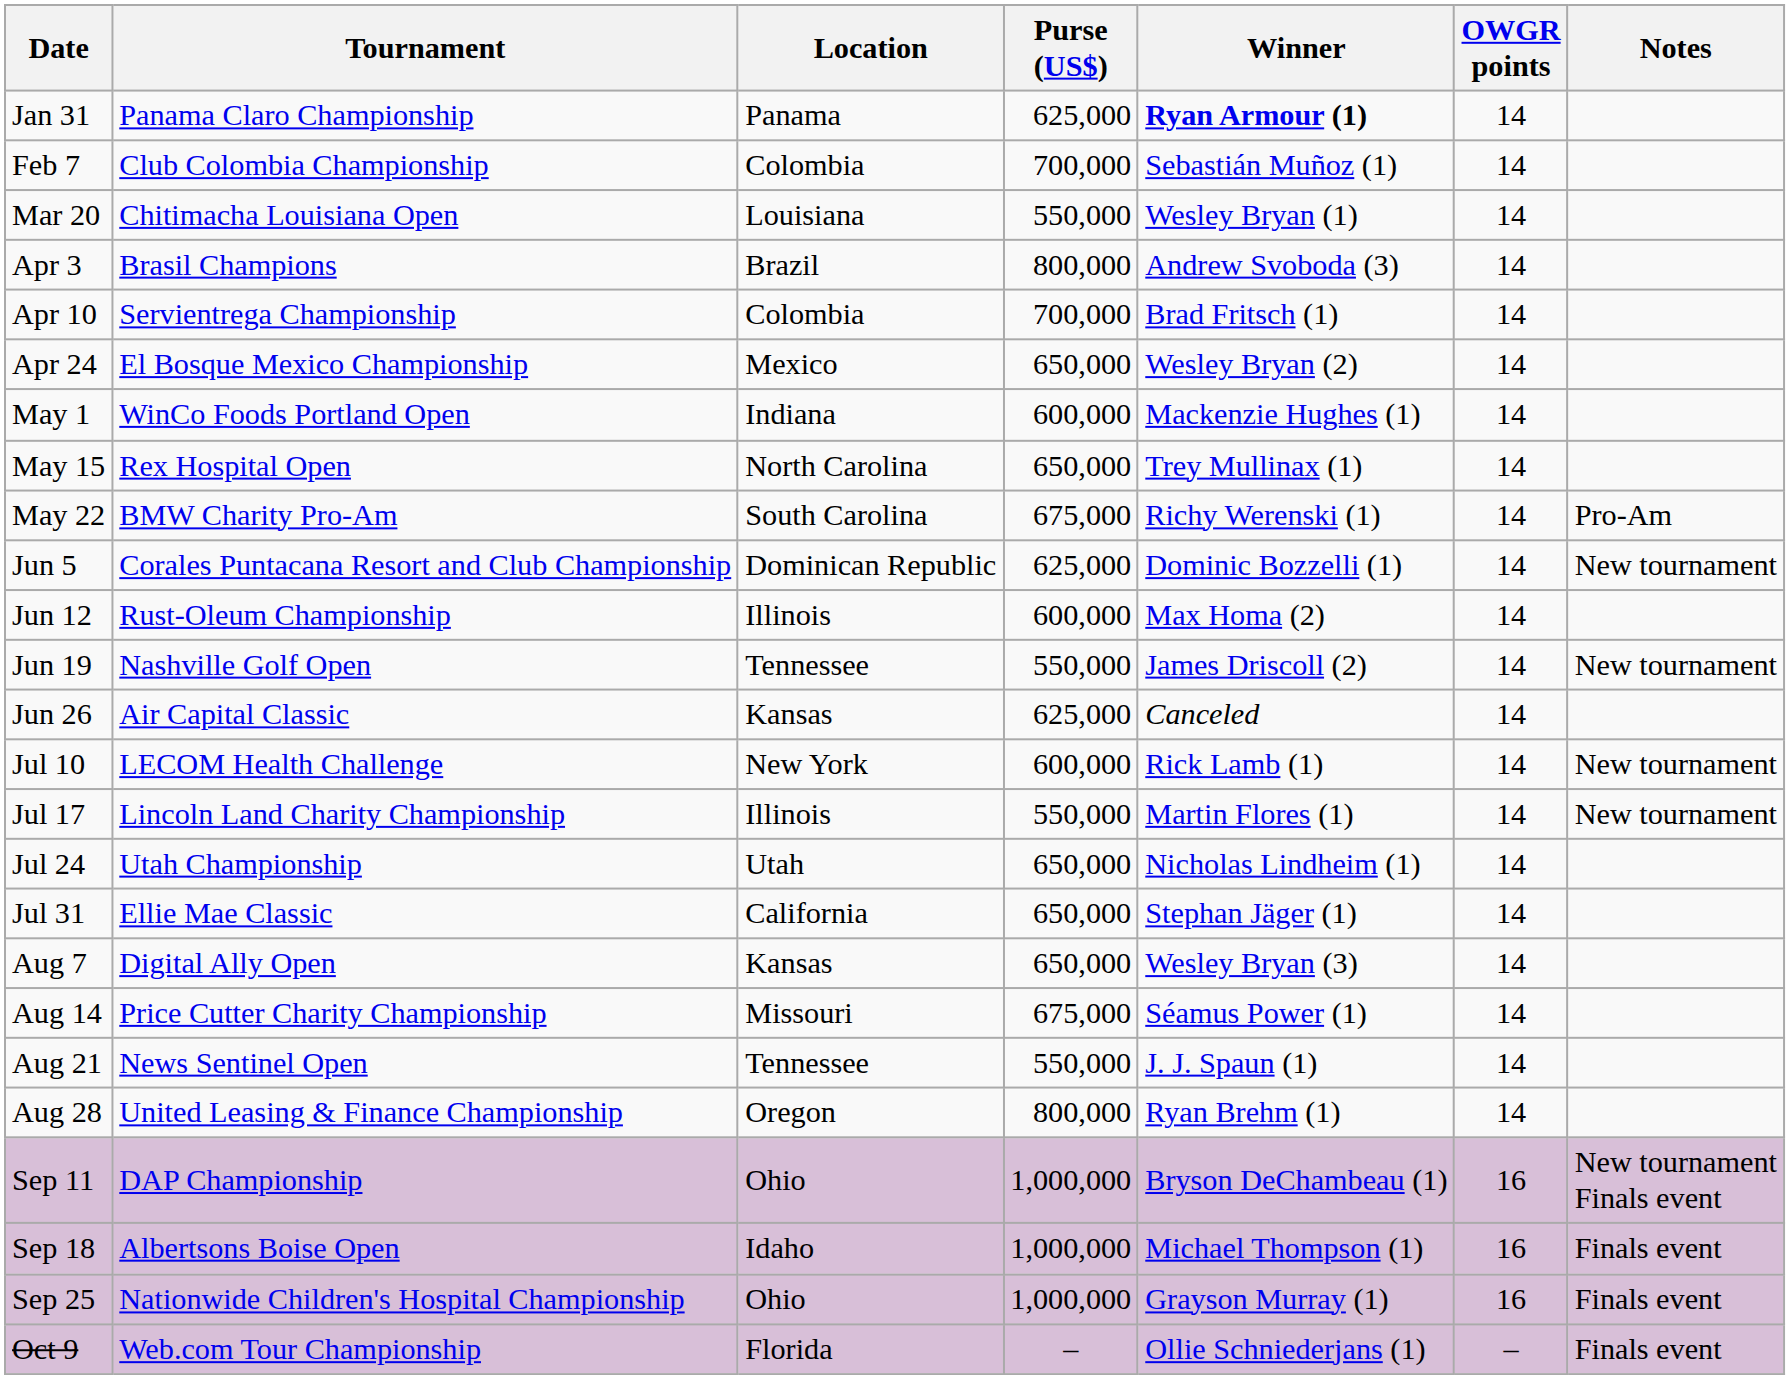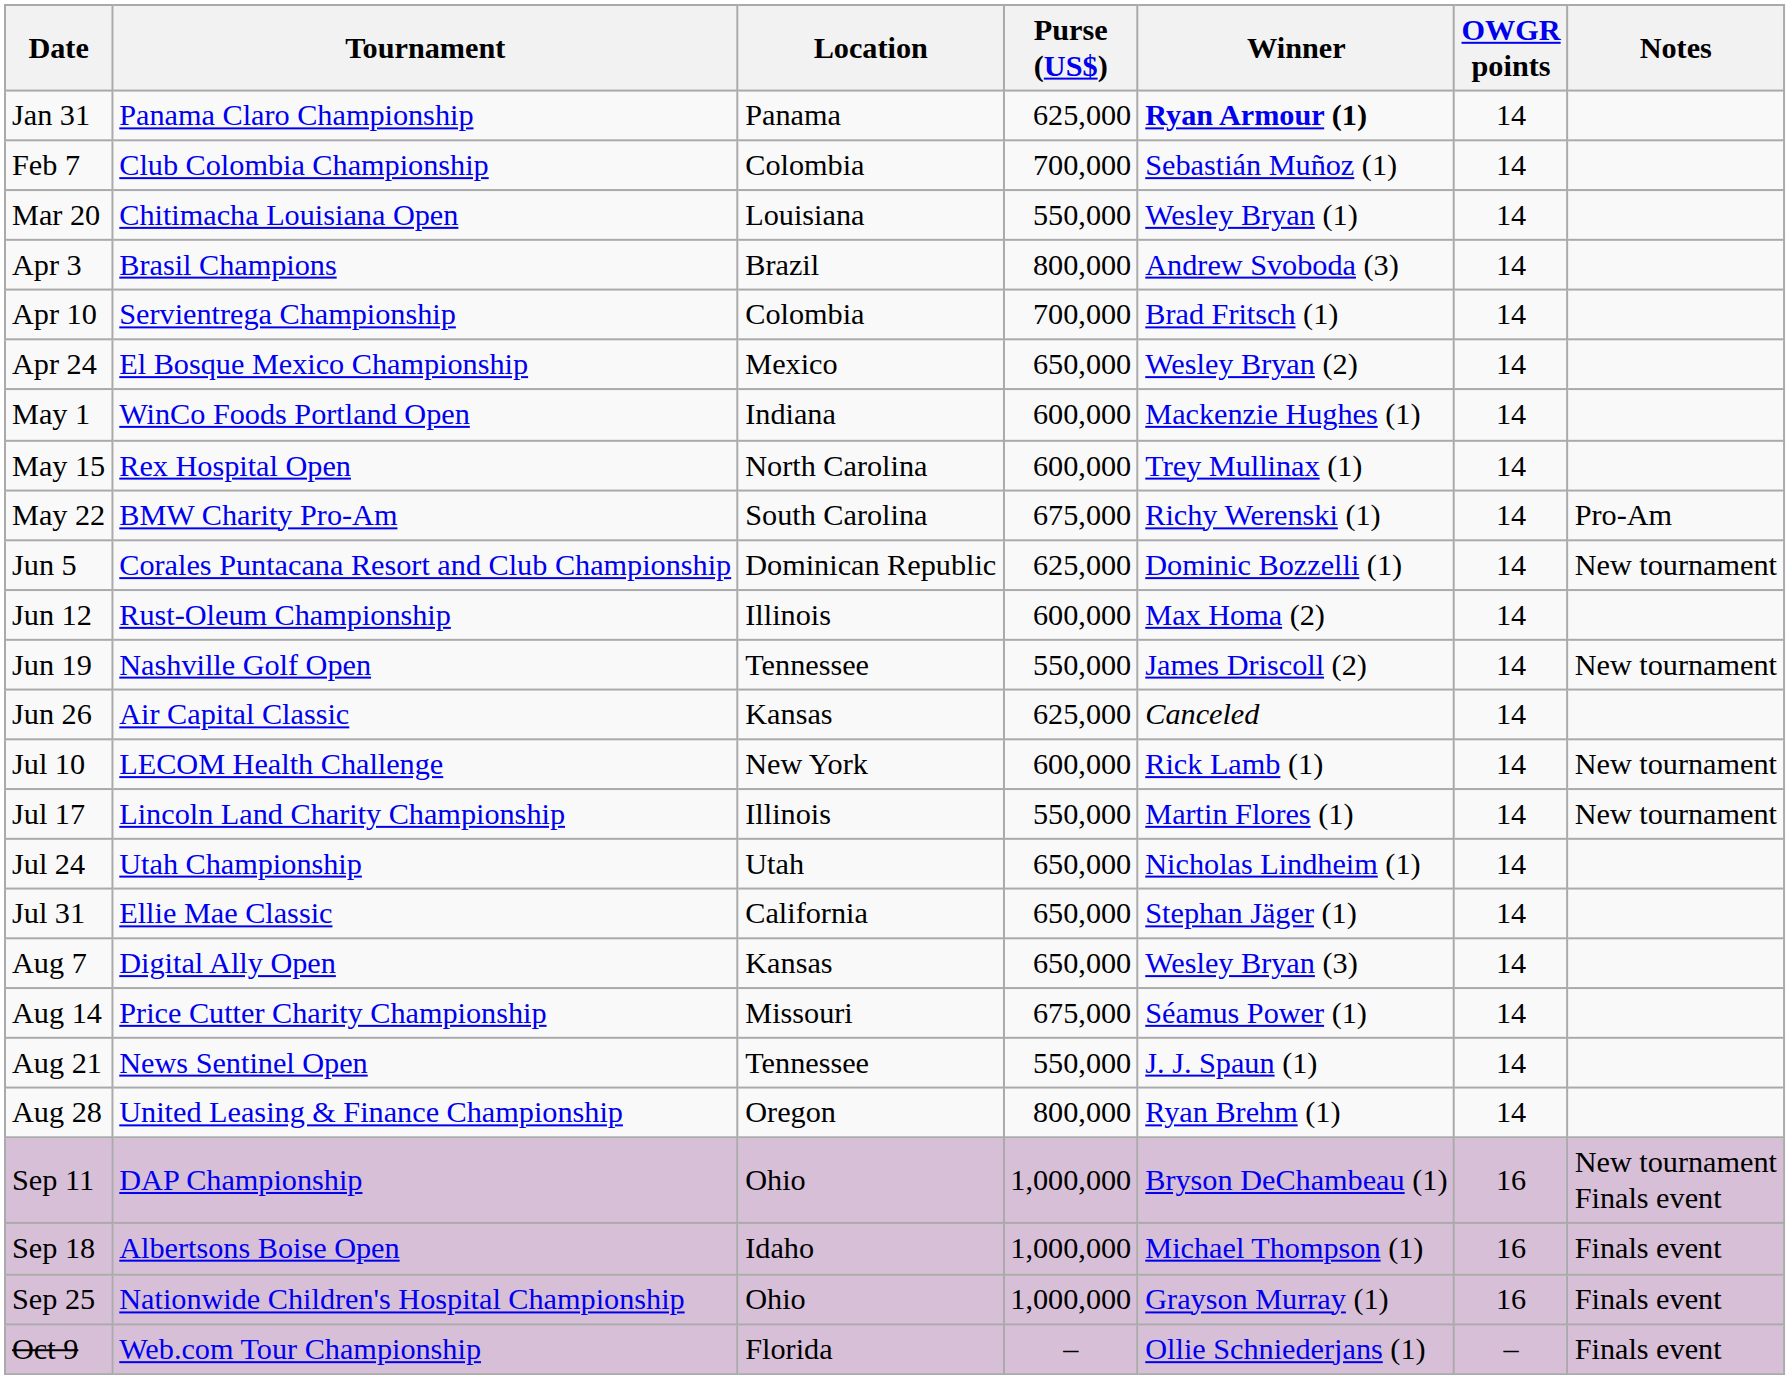(1082, 464) 650,000 -> (1082, 464) 600,000
